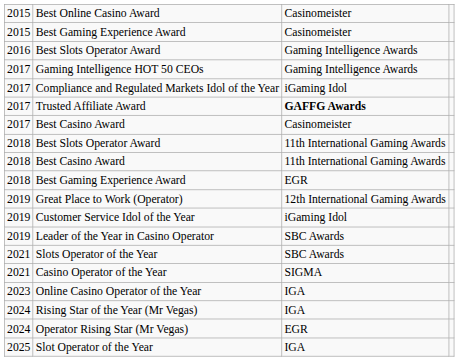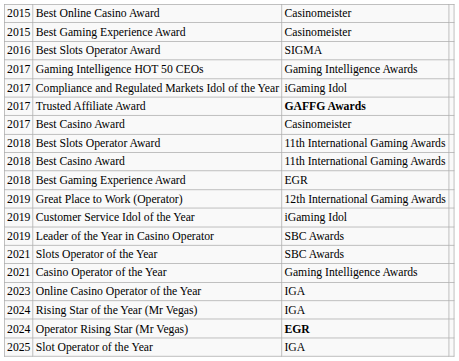(351, 50) Gaming Intelligence Awards -> (303, 50) SIGMA
(303, 273) SIGMA -> (351, 273) Gaming Intelligence Awards
(296, 328) normal -> (297, 328) bold
